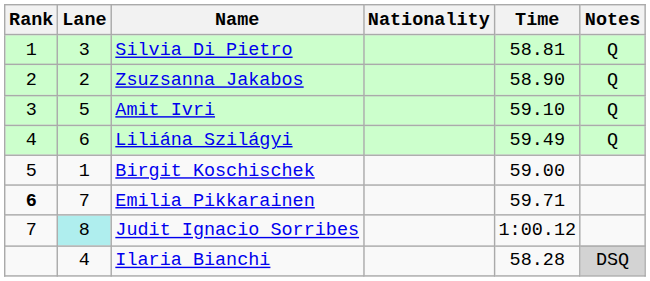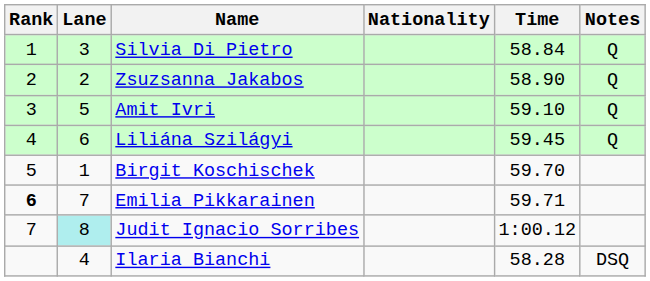(537, 50) 58.81 -> (537, 50) 58.84
(537, 140) 59.49 -> (537, 140) 59.45
(537, 170) 59.00 -> (537, 170) 59.70
(613, 260) lightgrey background -> (613, 260) no background
